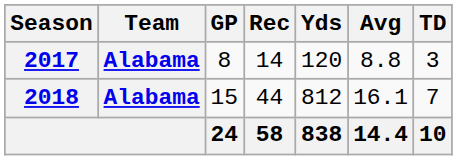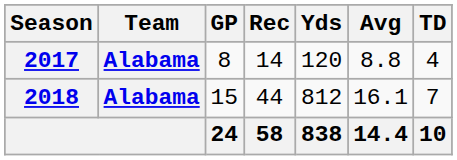(433, 61) 3 -> (433, 61) 4
